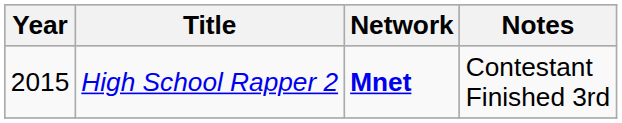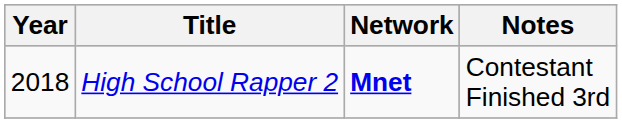(40, 81) 2015 -> (40, 81) 2018
